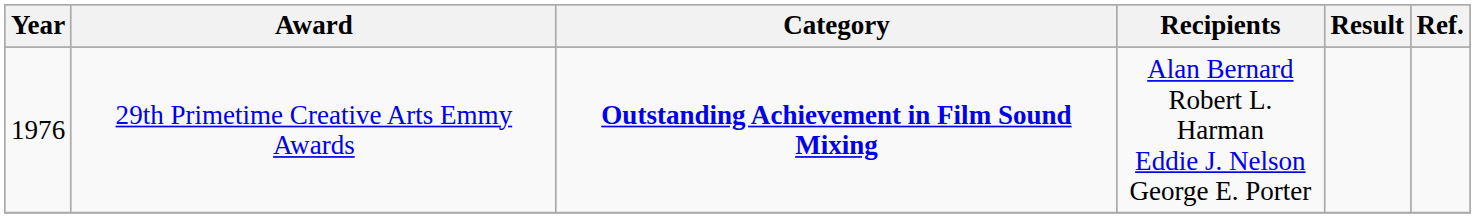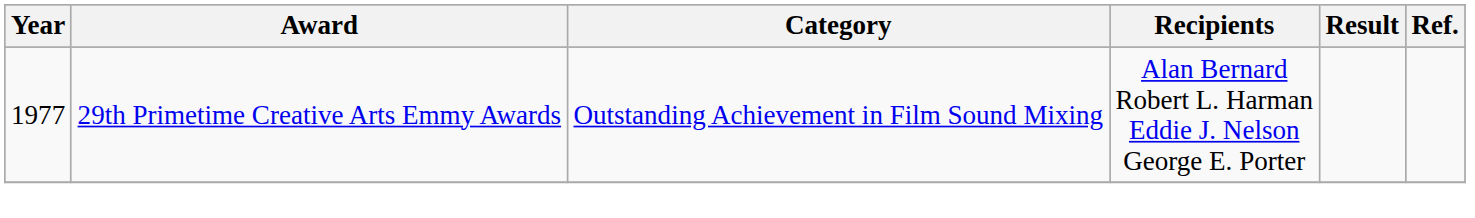(38, 129) 1976 -> (38, 114) 1977
(836, 129) bold -> (838, 114) normal
